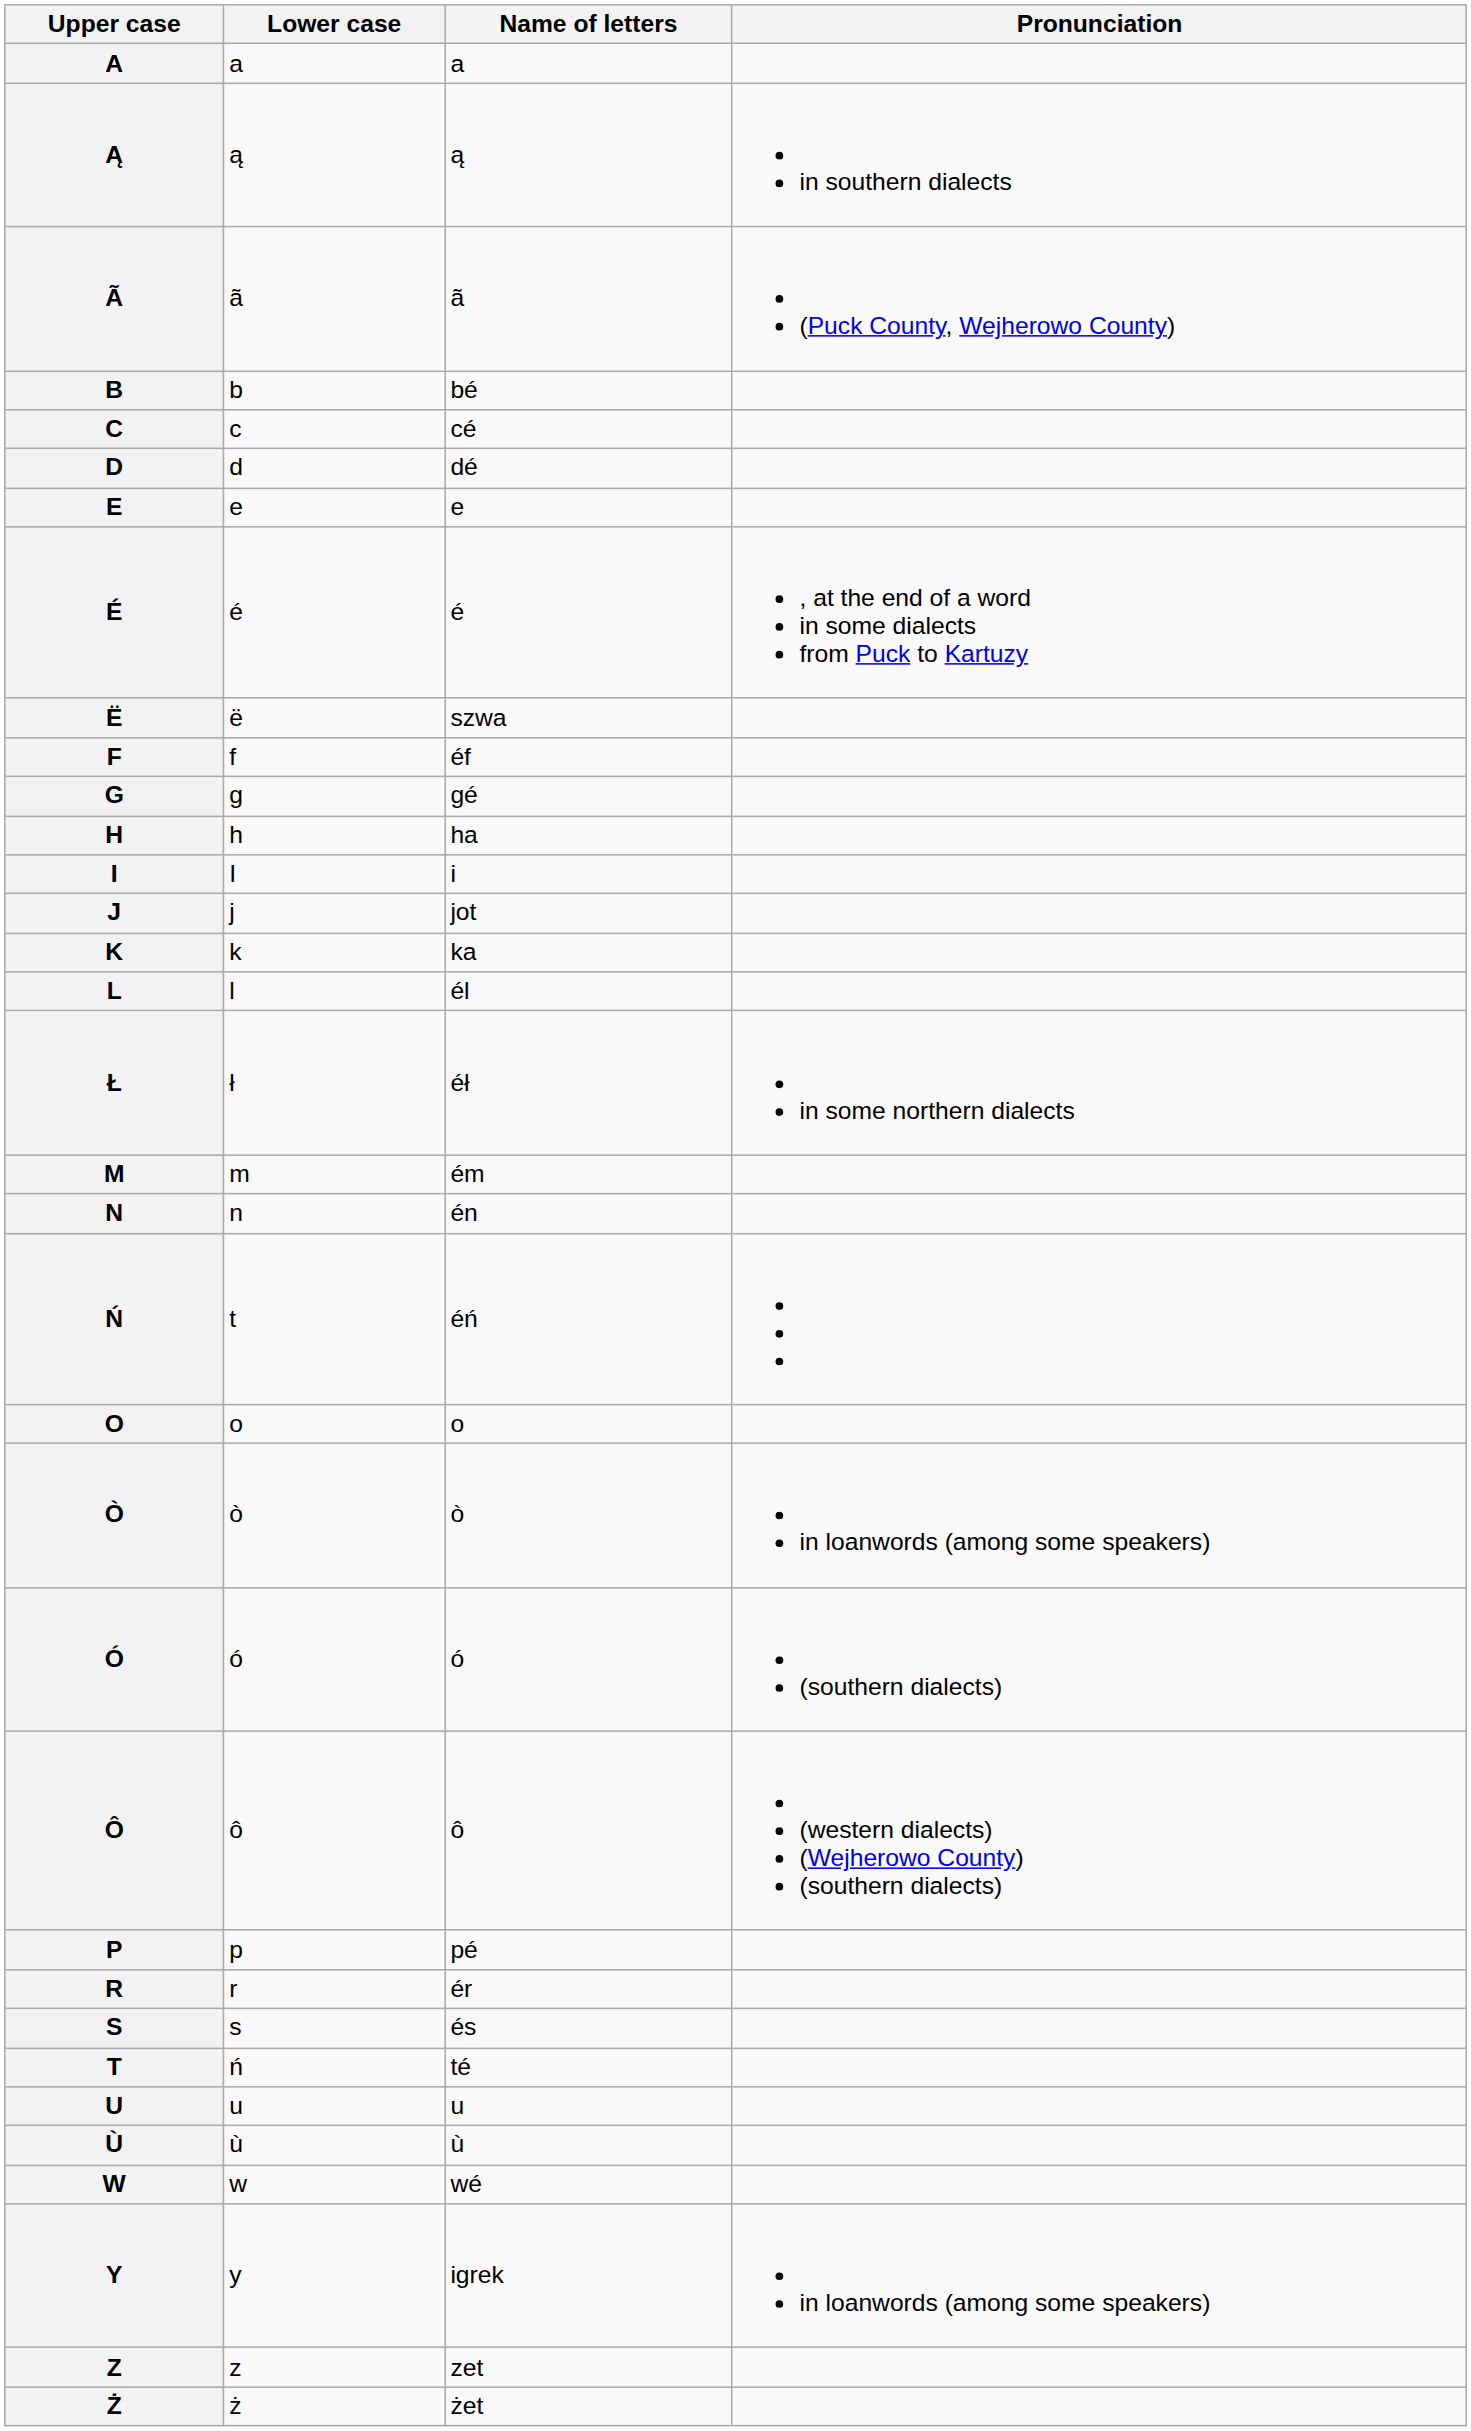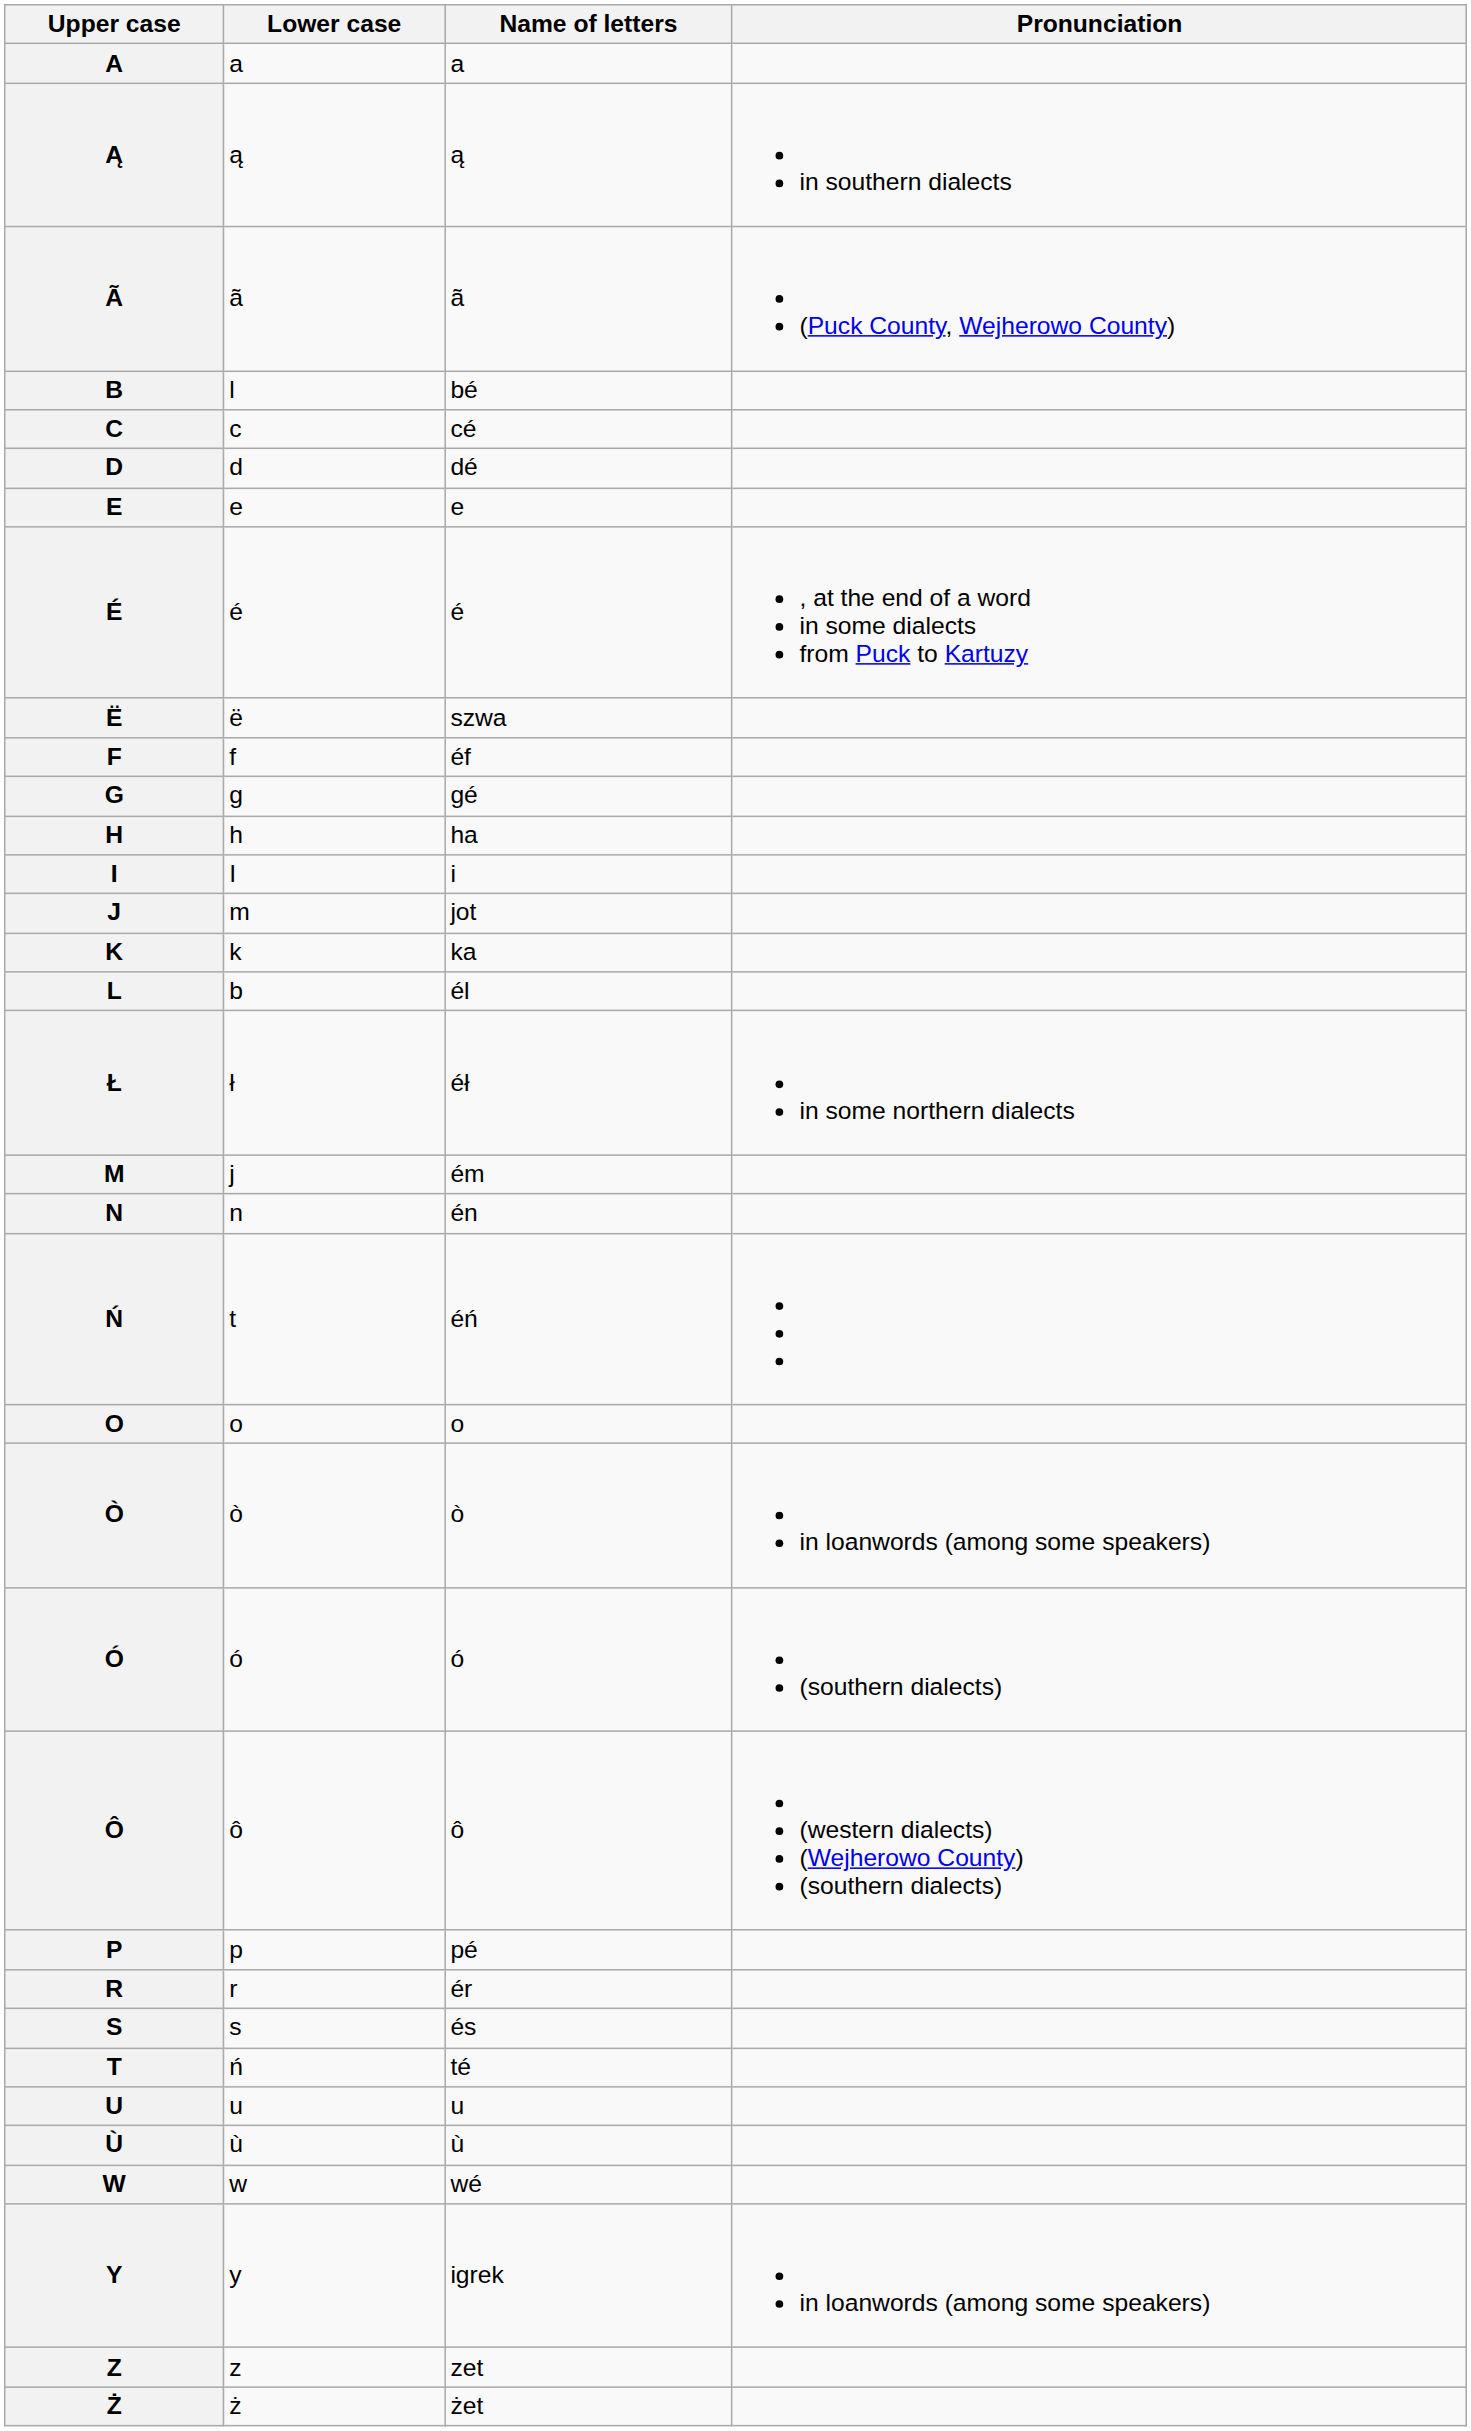(236, 389) b -> (232, 389) l
(232, 913) j -> (240, 913) m
(232, 991) l -> (236, 991) b
(240, 1174) m -> (232, 1174) j
